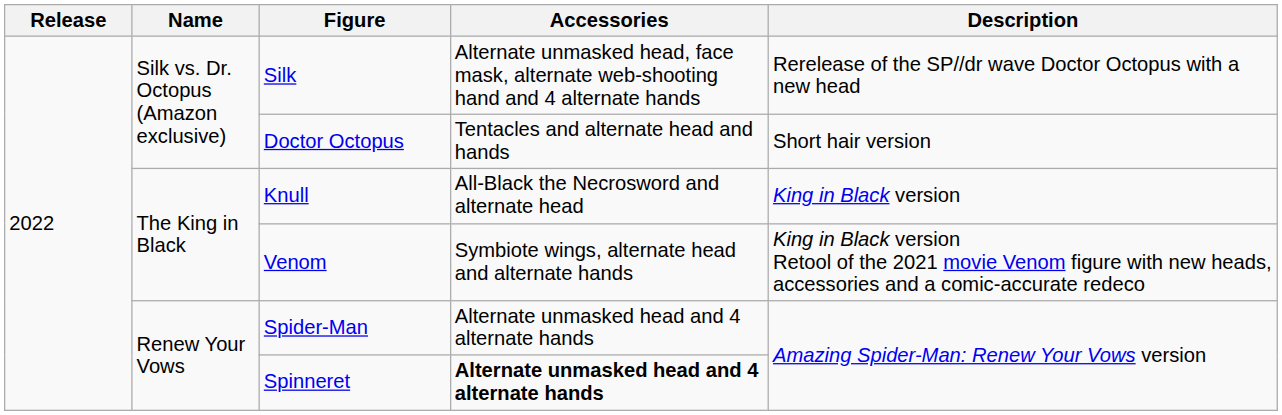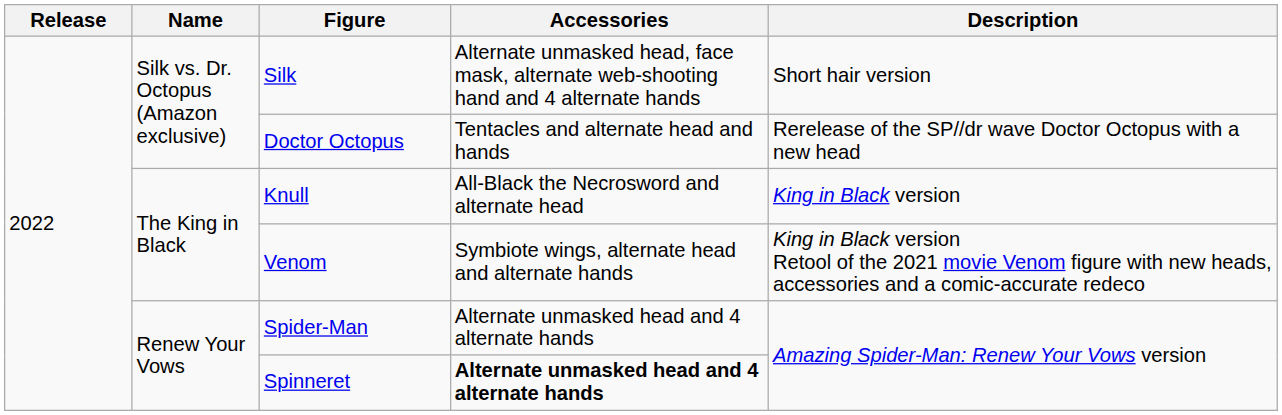(1006, 75) Rerelease of the SP//dr wave Doctor Octopus with a new head -> (852, 75) Short hair version
(852, 141) Short hair version -> (1006, 141) Rerelease of the SP//dr wave Doctor Octopus with a new head
